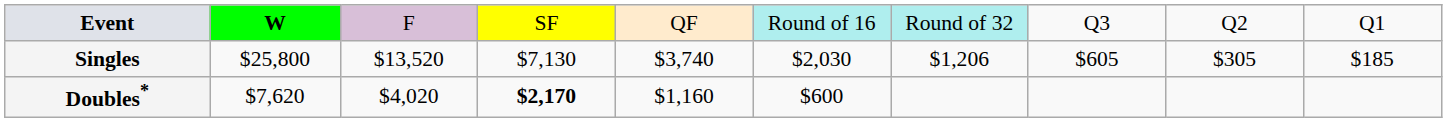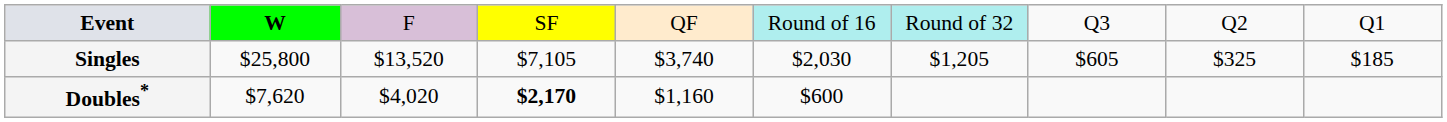(546, 58) $7,130 -> (546, 58) $7,105
(959, 58) $1,206 -> (959, 58) $1,205
(1235, 58) $305 -> (1235, 58) $325
